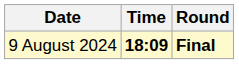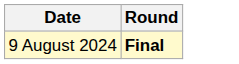- column: (146, 17)
